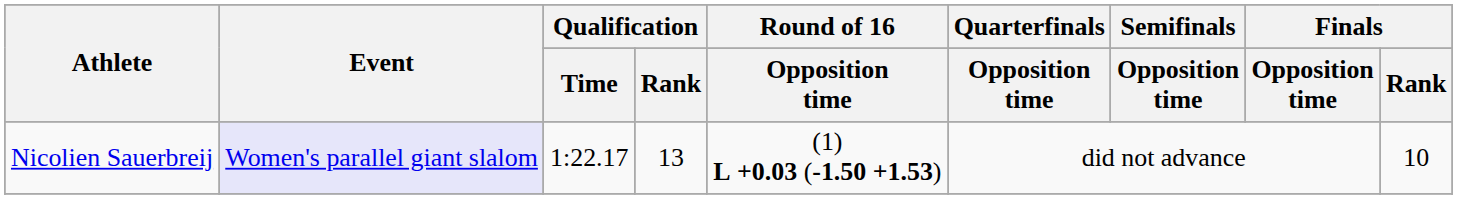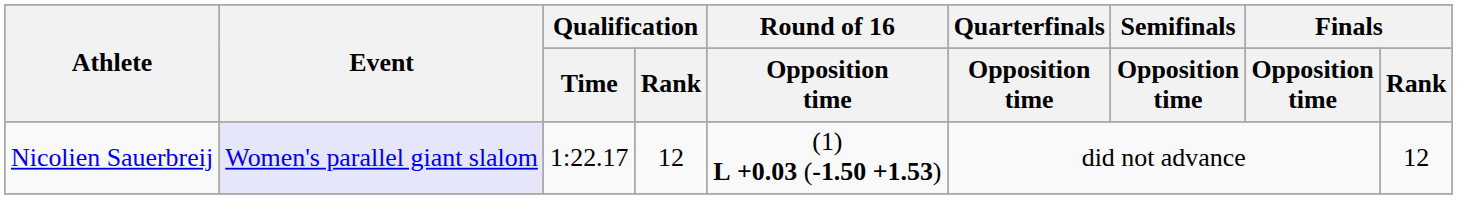(671, 157) 13 -> (671, 157) 12
(1416, 157) 10 -> (1416, 157) 12
